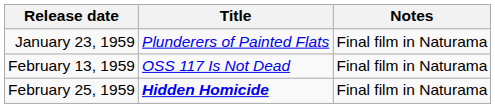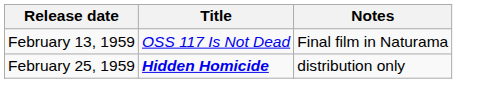- row: (75, 41)
(412, 90) Final film in Naturama -> (351, 66) distribution only
